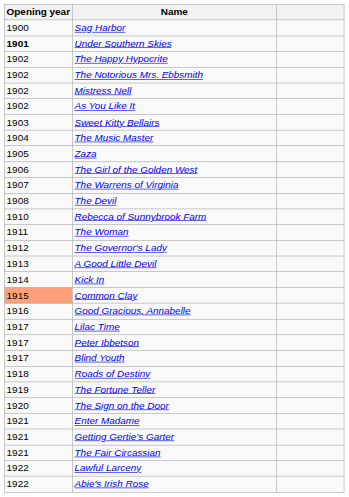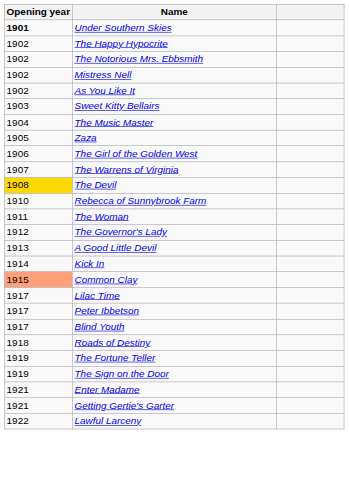- row: (100, 28)
(18, 201) no background -> (18, 185) gold background
- row: (133, 311)
(18, 405) 1920 -> (18, 374) 1919
- row: (118, 452)
- row: (112, 484)
